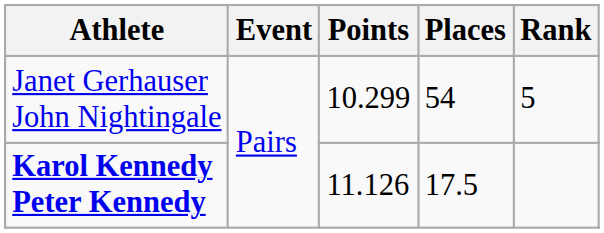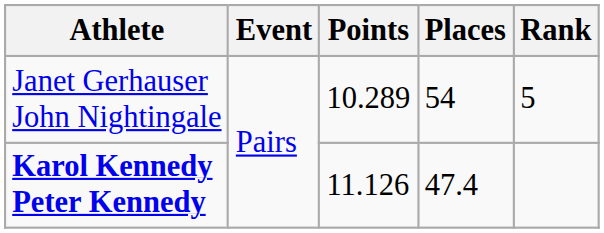(368, 98) 10.299 -> (368, 98) 10.289
(451, 184) 17.5 -> (451, 184) 47.4
